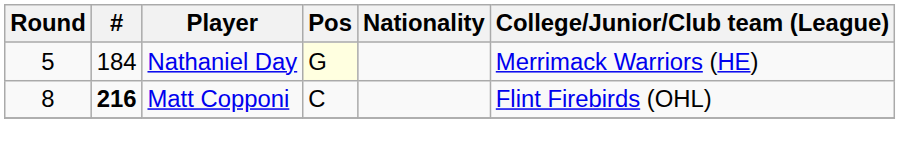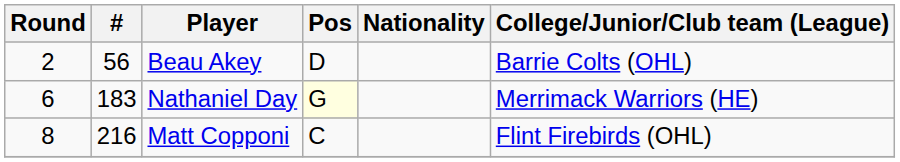+ row: (204, 61)
(48, 61) 5 -> (48, 99) 6
(117, 61) 184 -> (117, 99) 183
(117, 99) bold -> (117, 136) normal
